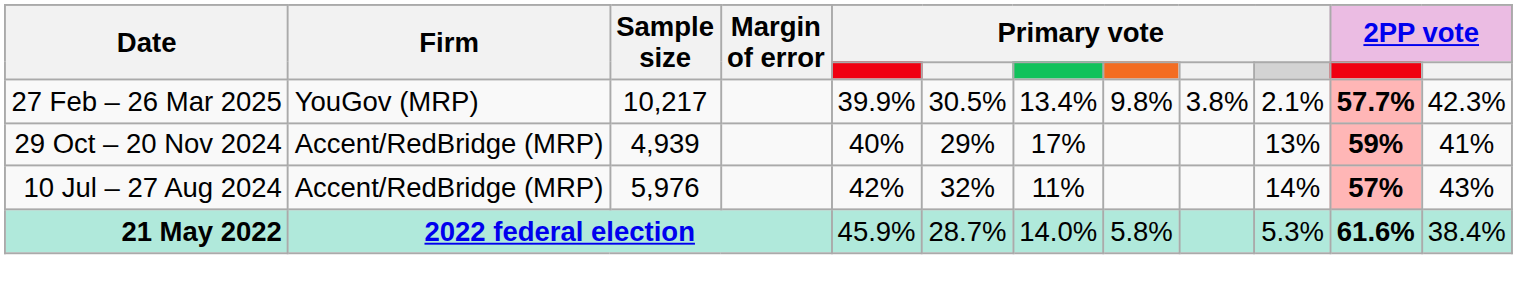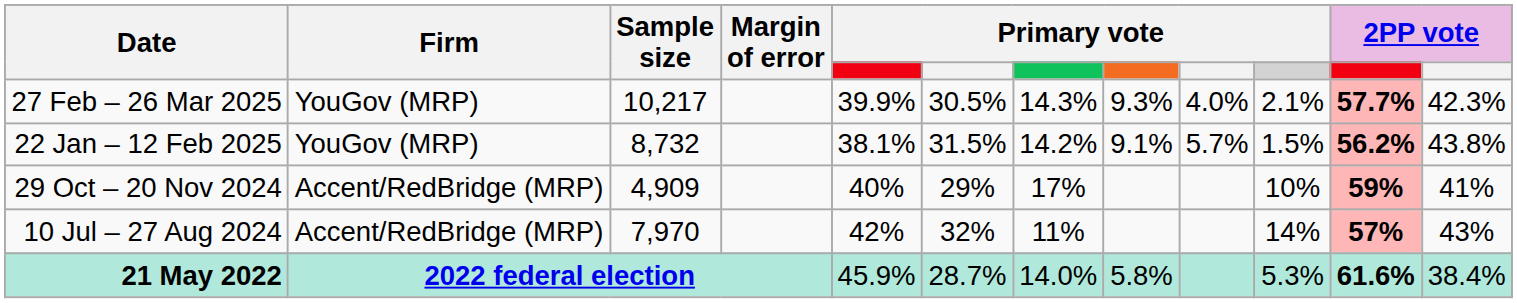(1058, 101) 13.4% -> (1058, 101) 14.3%
(1141, 101) 9.8% -> (1141, 101) 9.3%
(1217, 101) 3.8% -> (1217, 101) 4.0%
+ row: (148, 145)
(665, 145) 4,939 -> (665, 188) 4,909
(1293, 145) 13% -> (1293, 188) 10%
(665, 188) 5,976 -> (665, 231) 7,970
